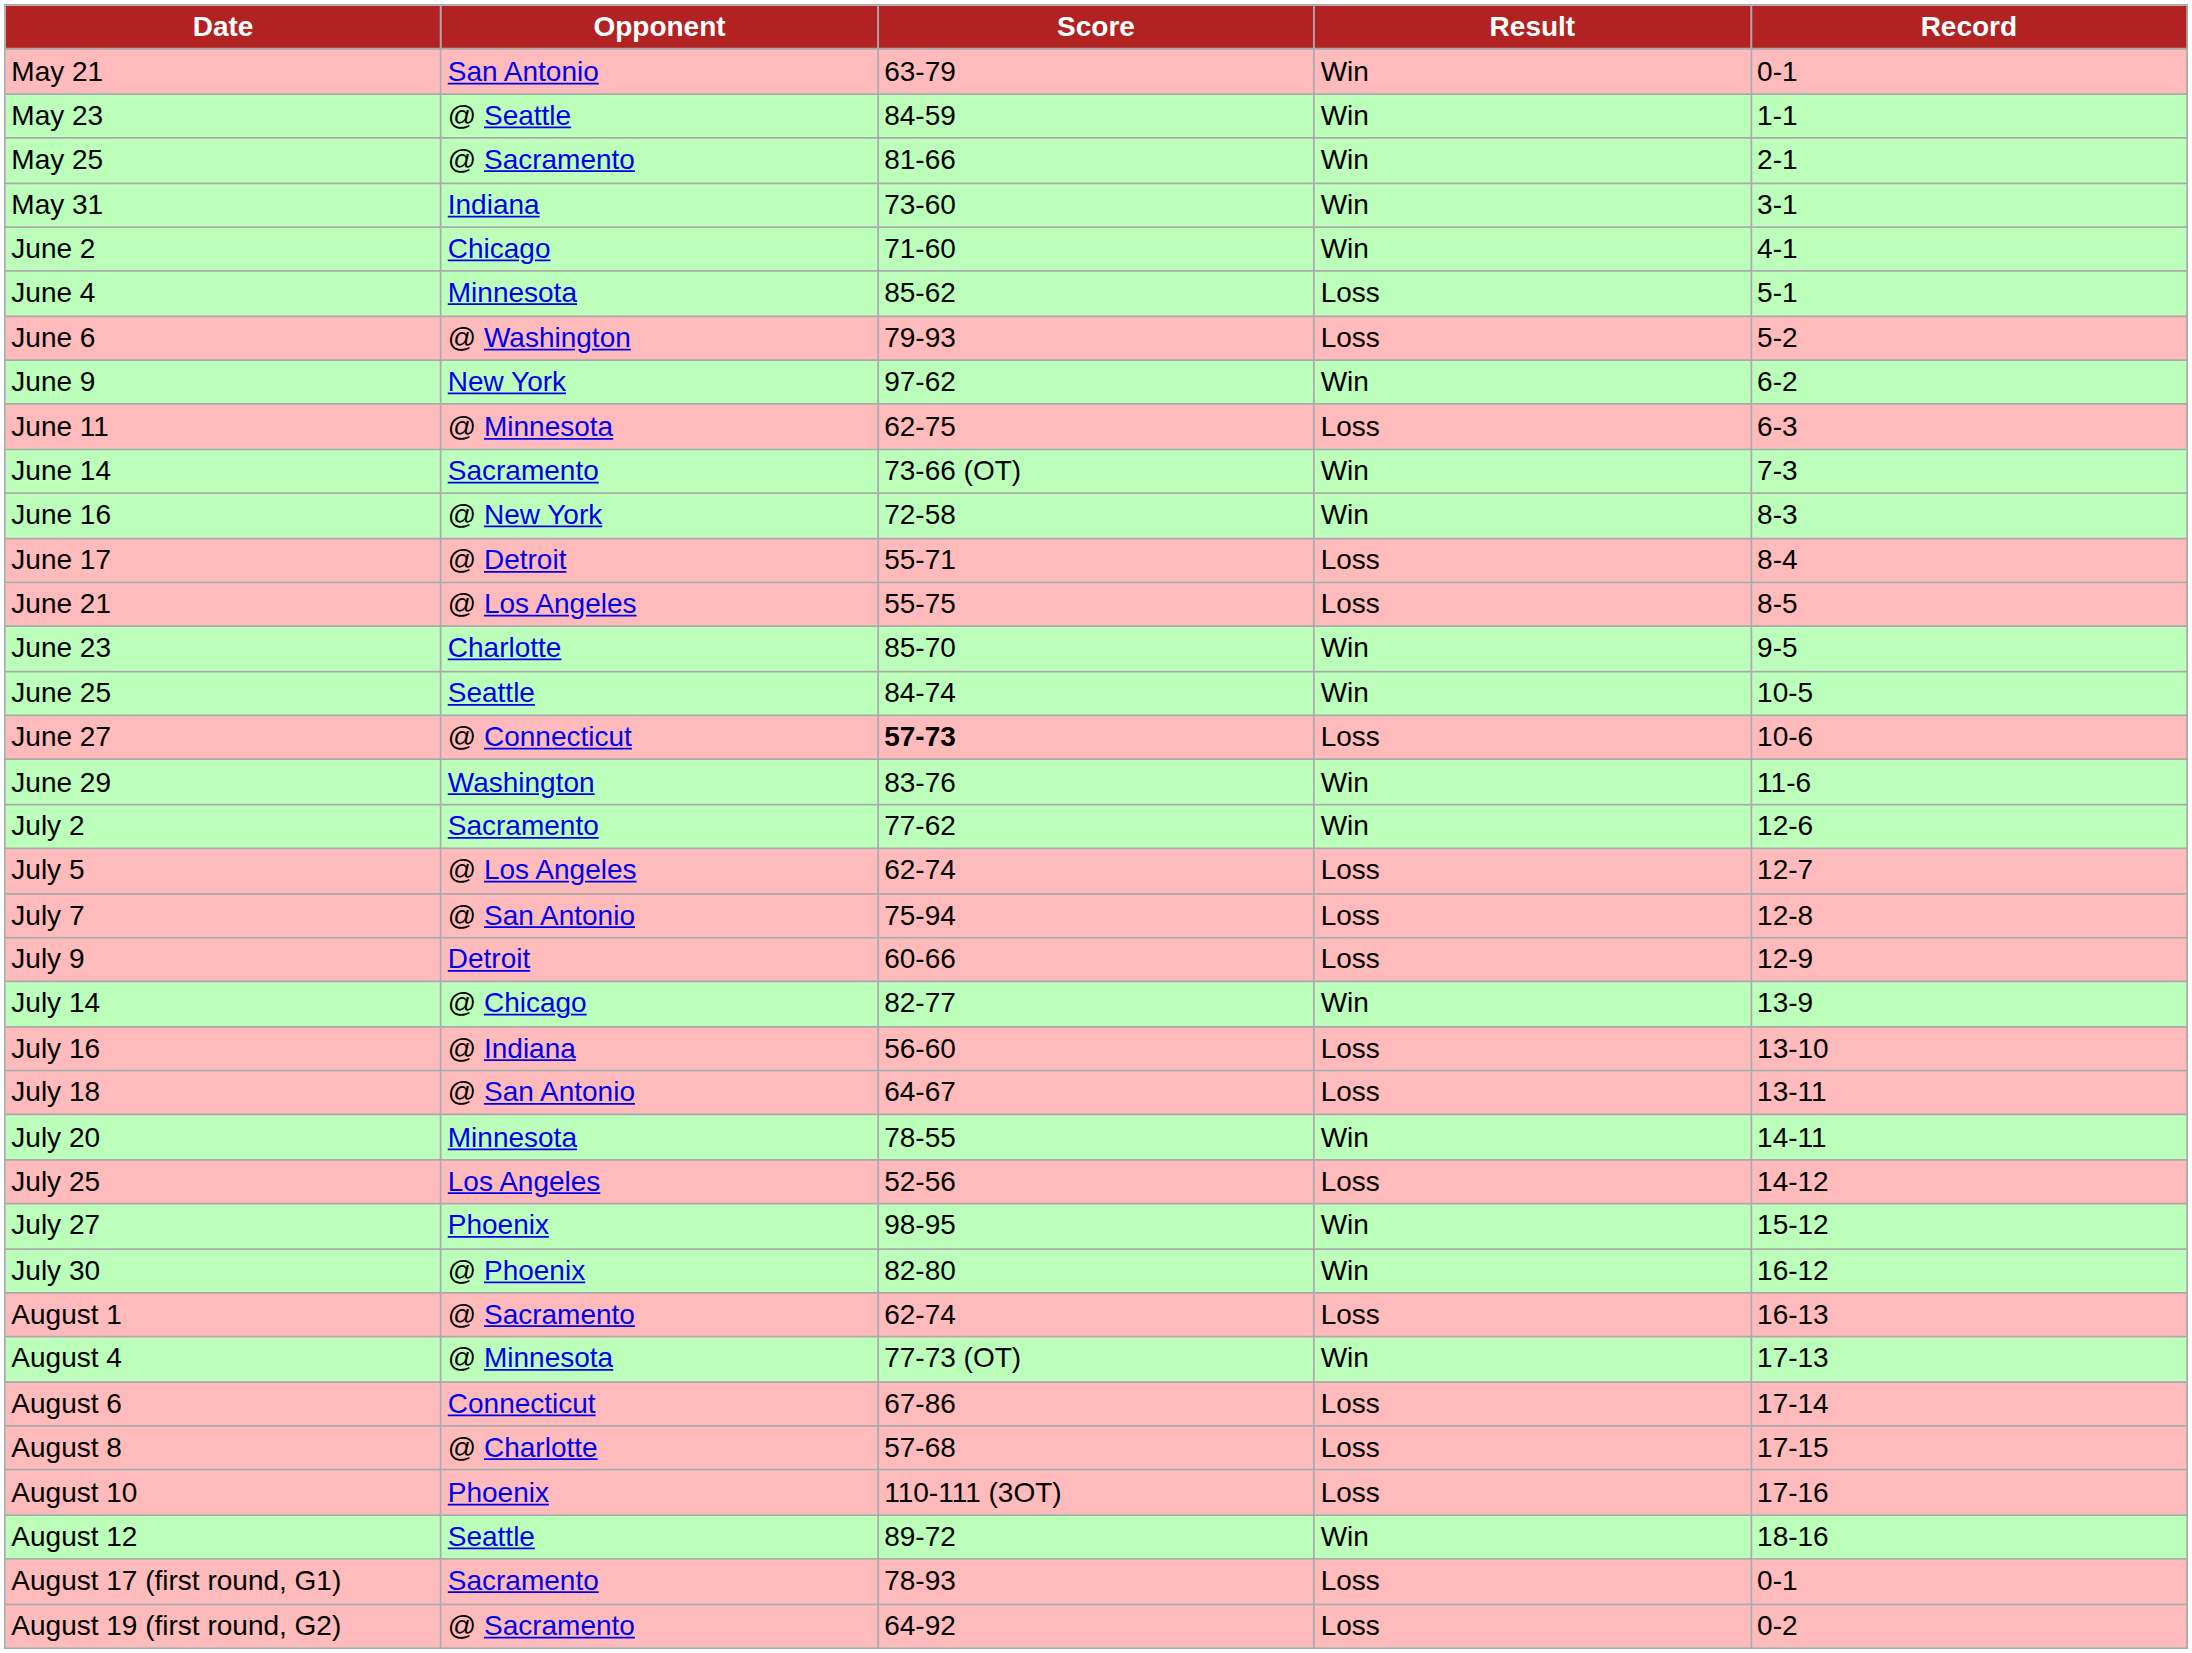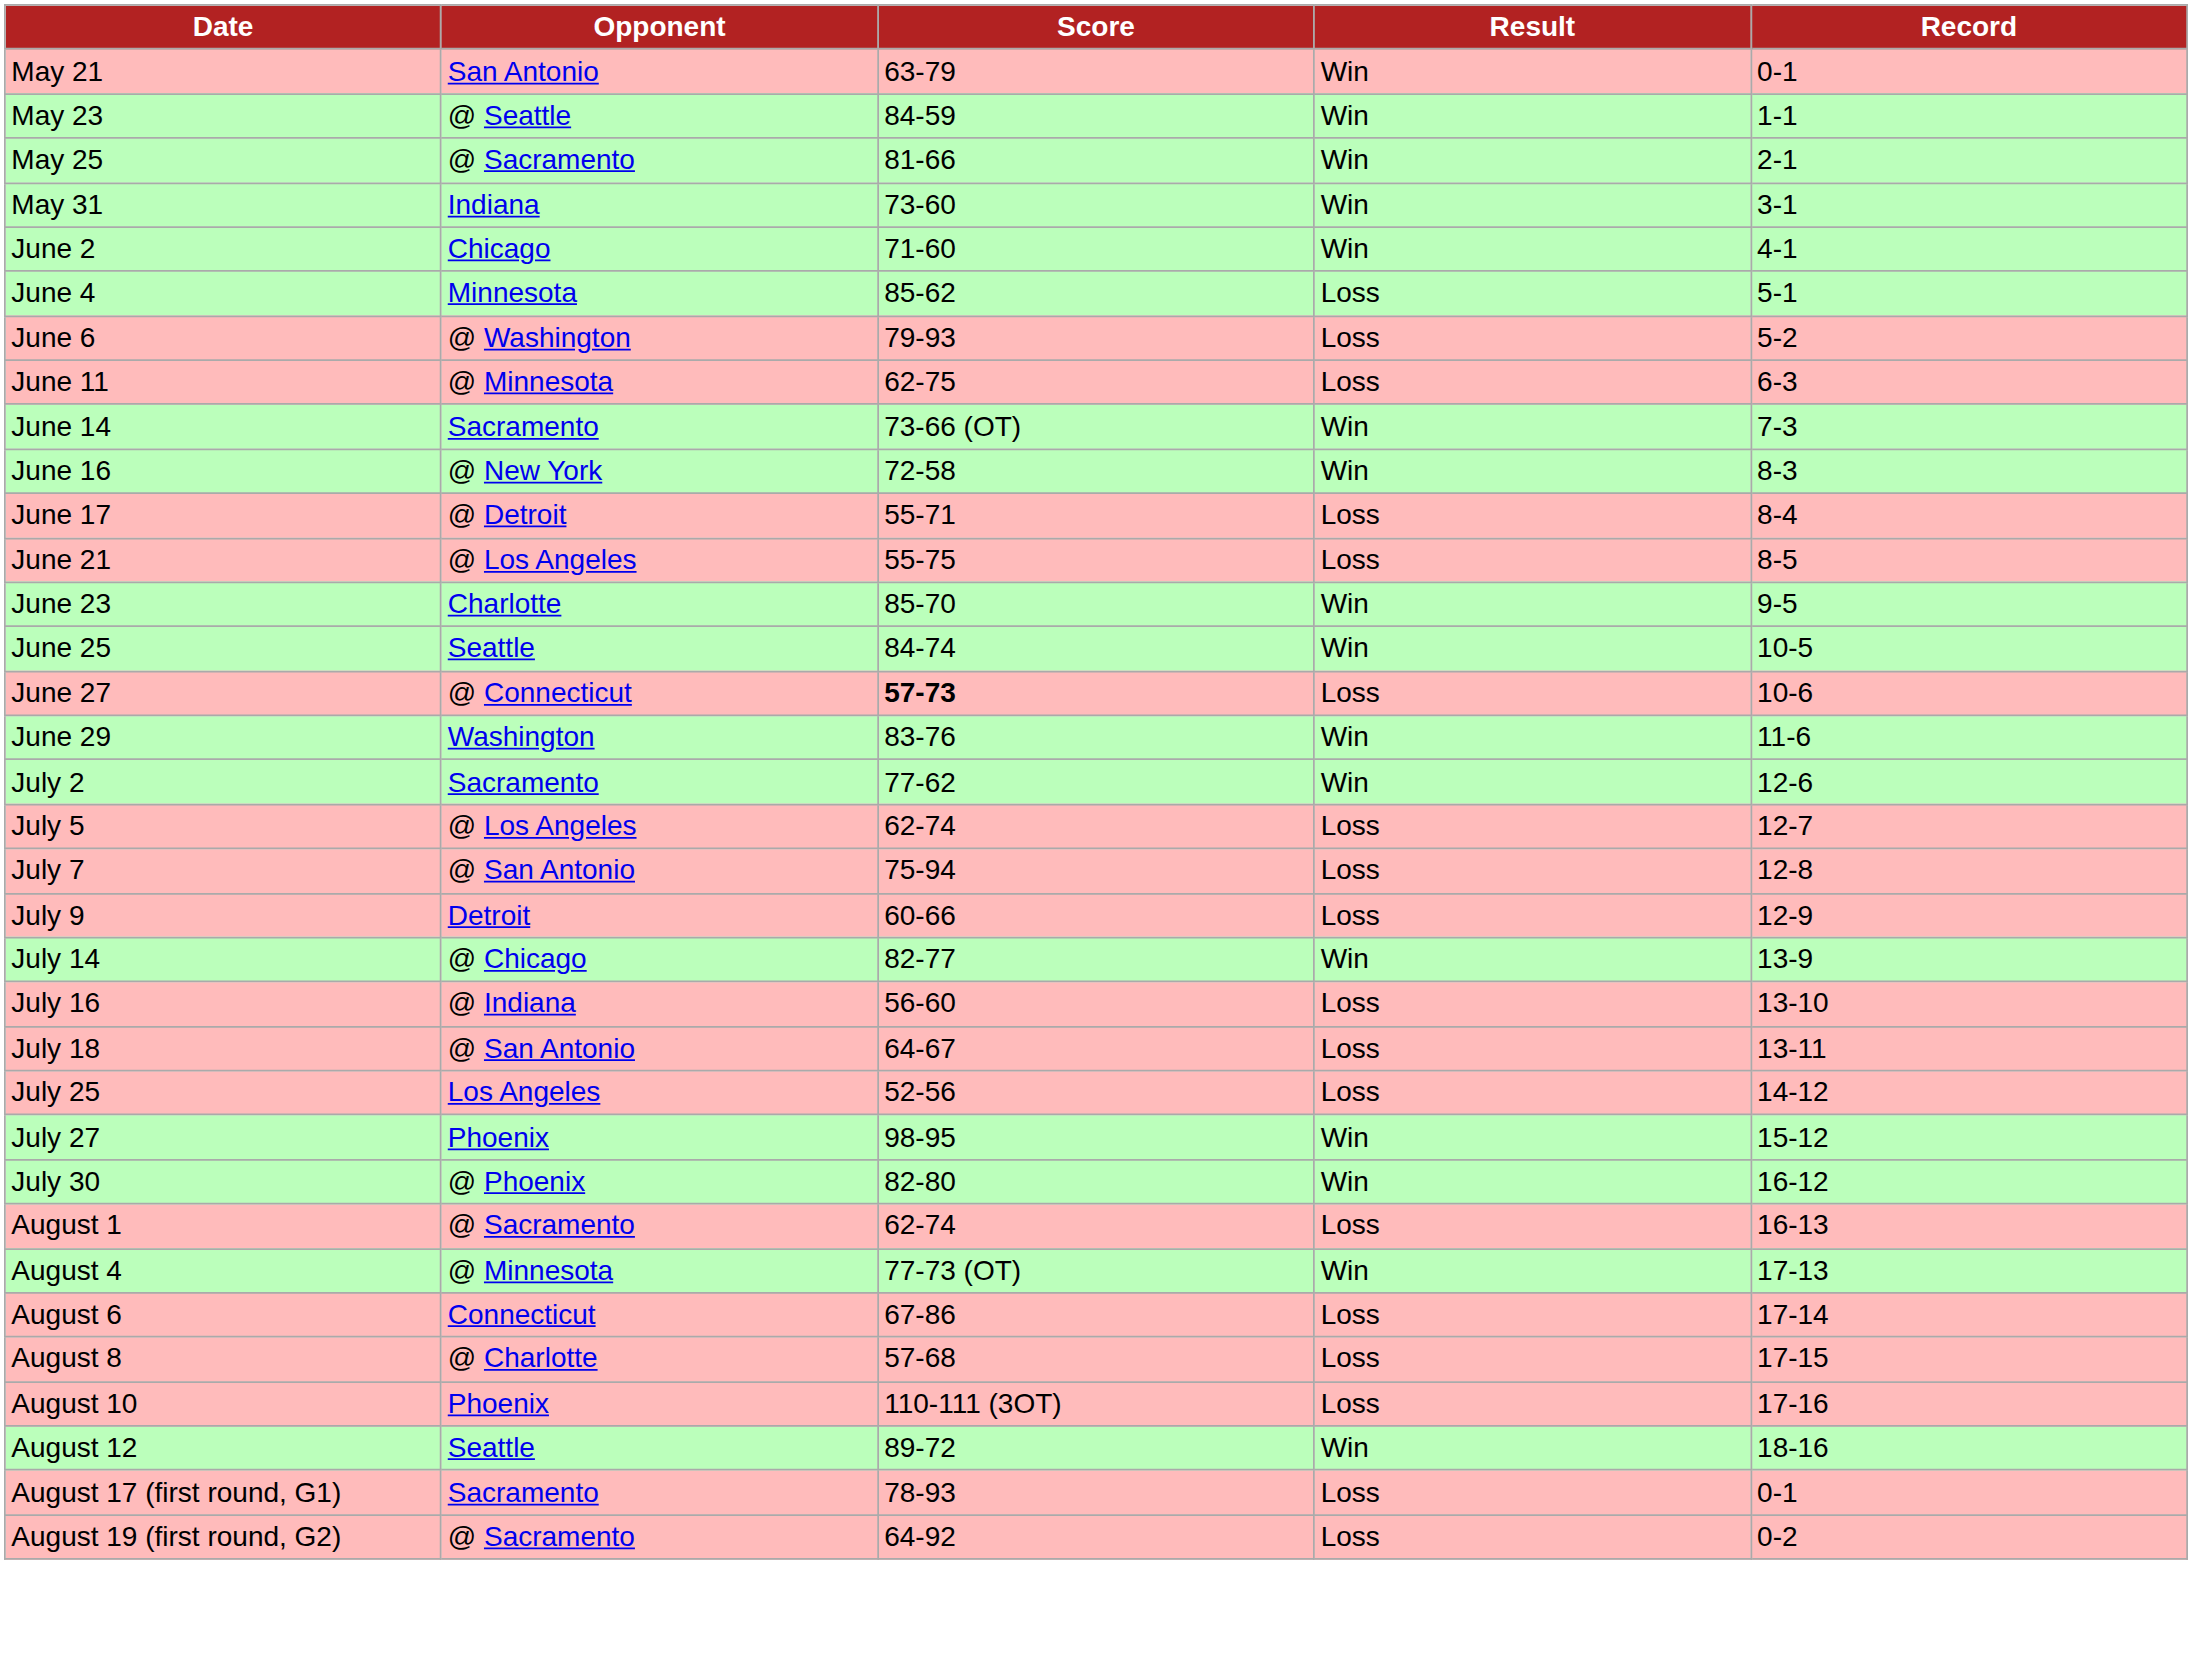- row: (53, 381)
- row: (56, 1136)
